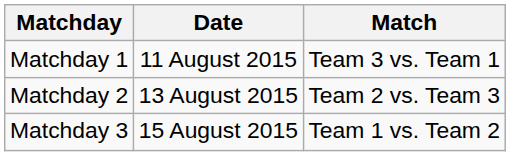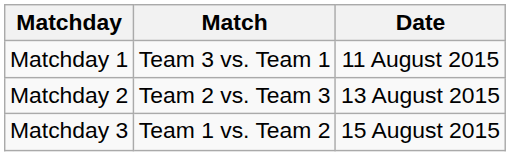columns swapped: (218, 22) <-> (404, 22)
